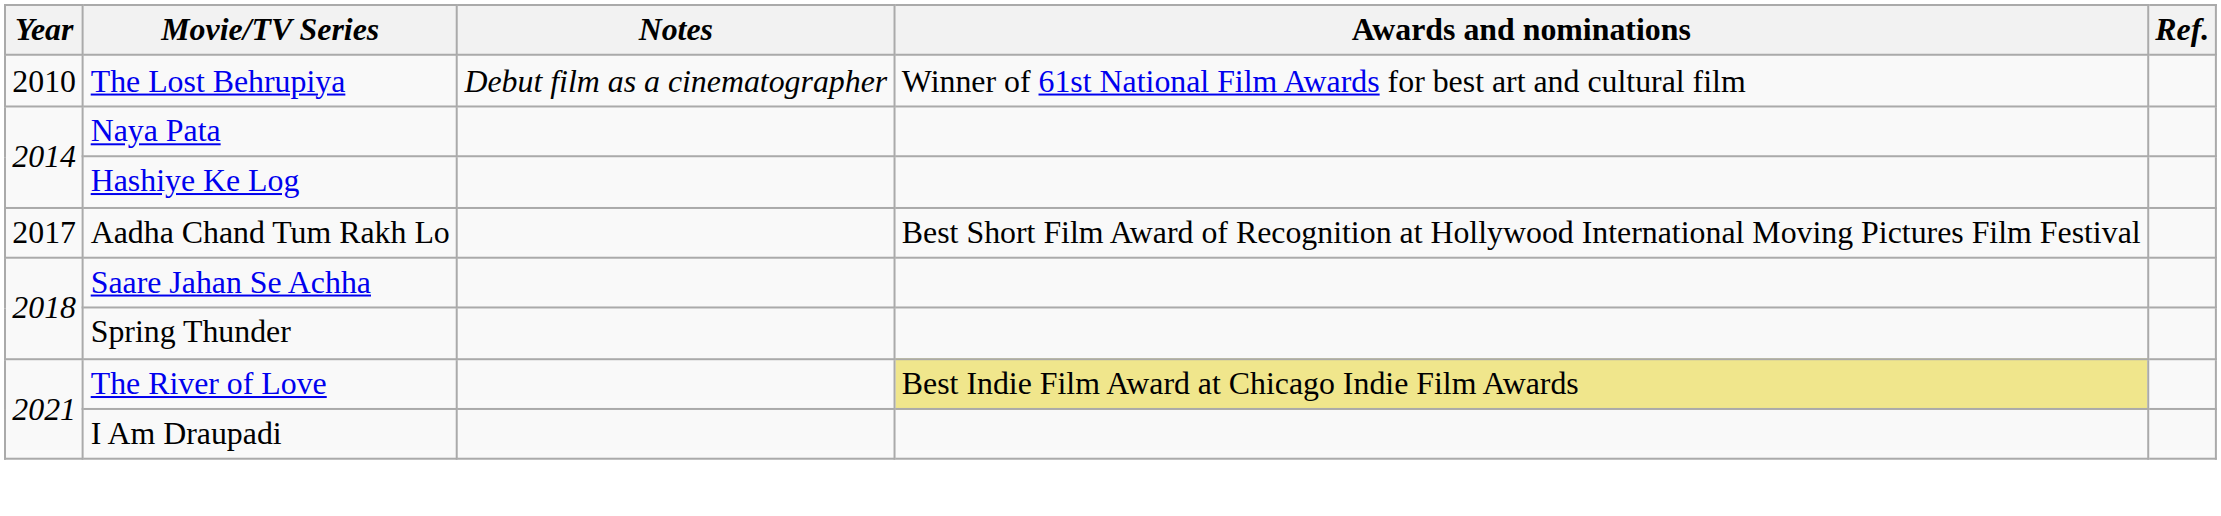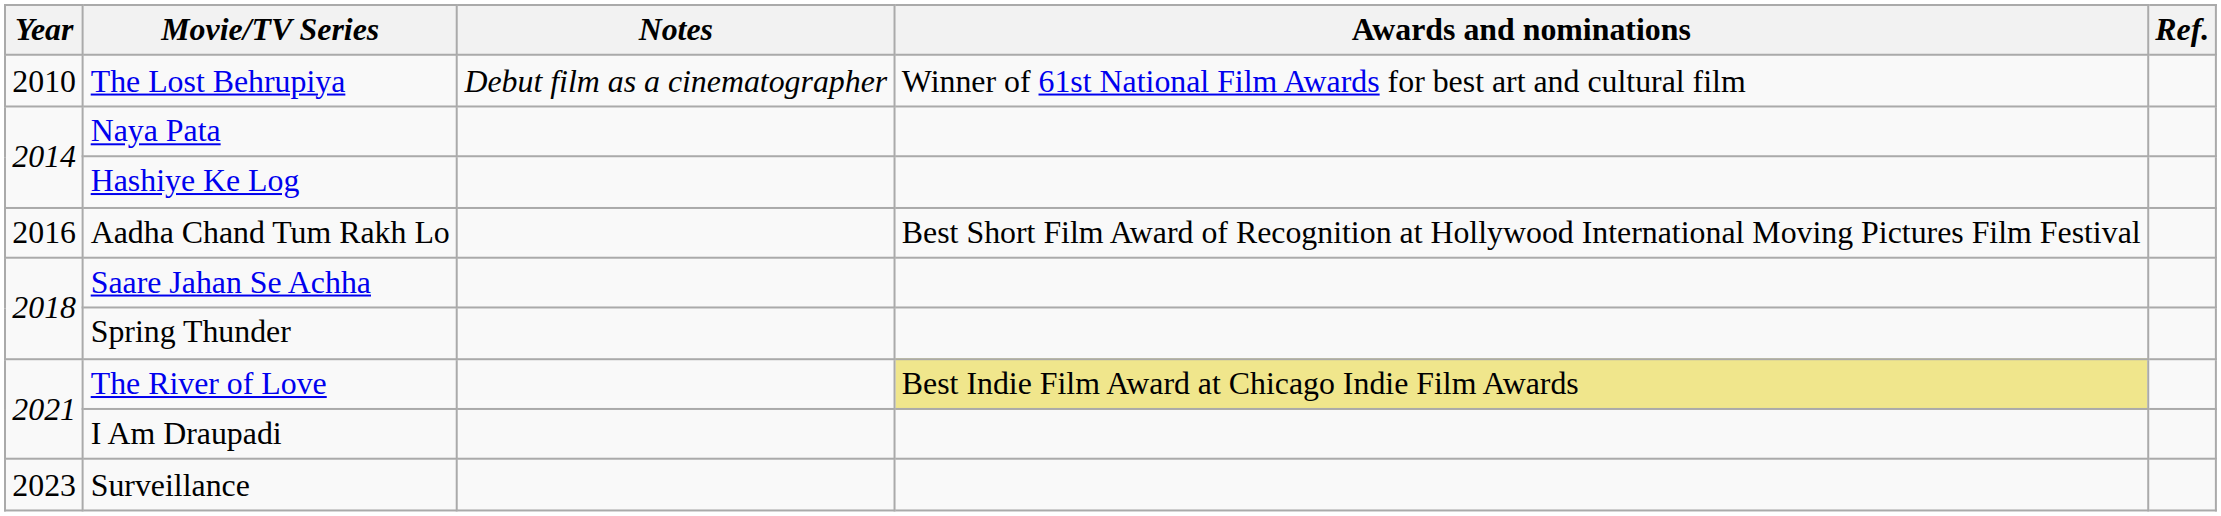(44, 231) 2017 -> (44, 231) 2016
+ row: (170, 484)
